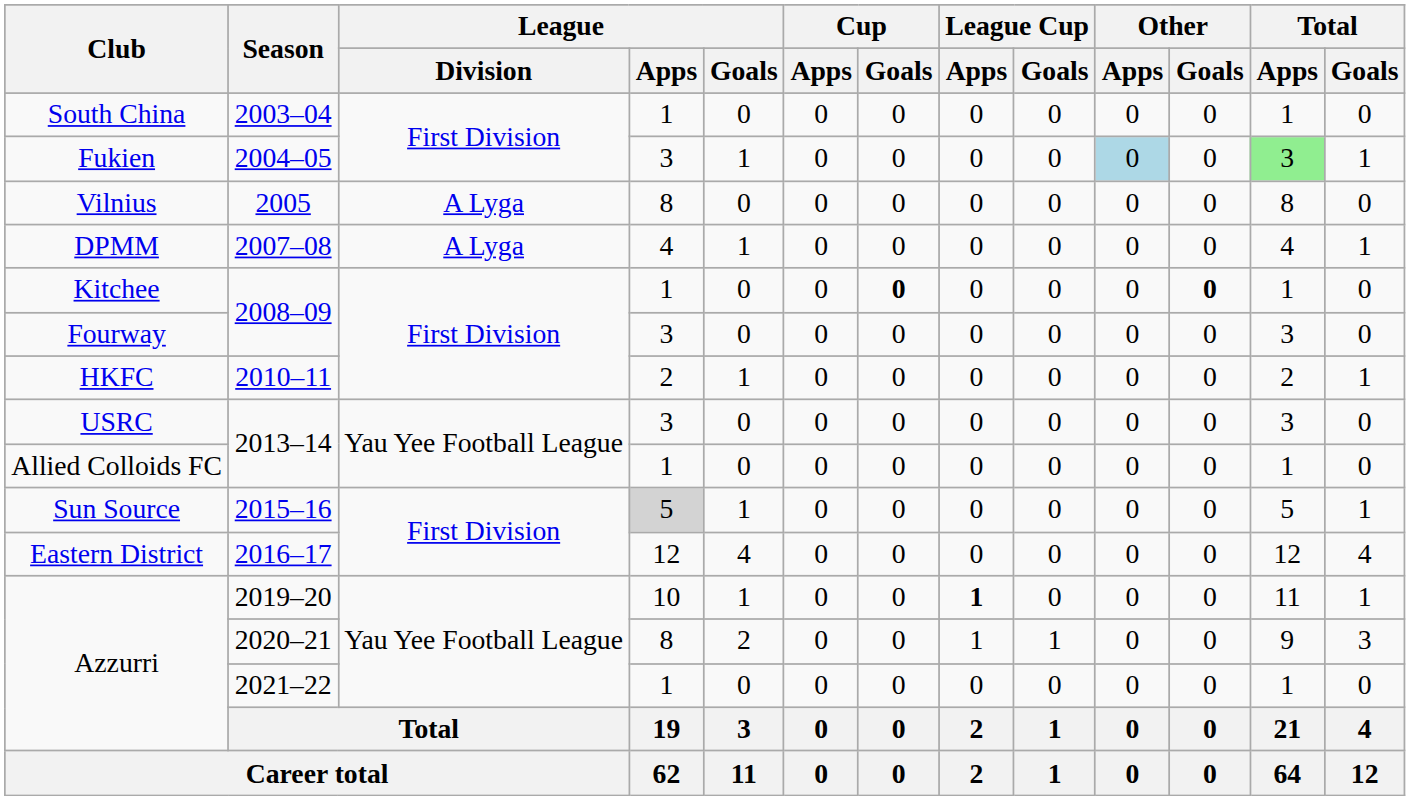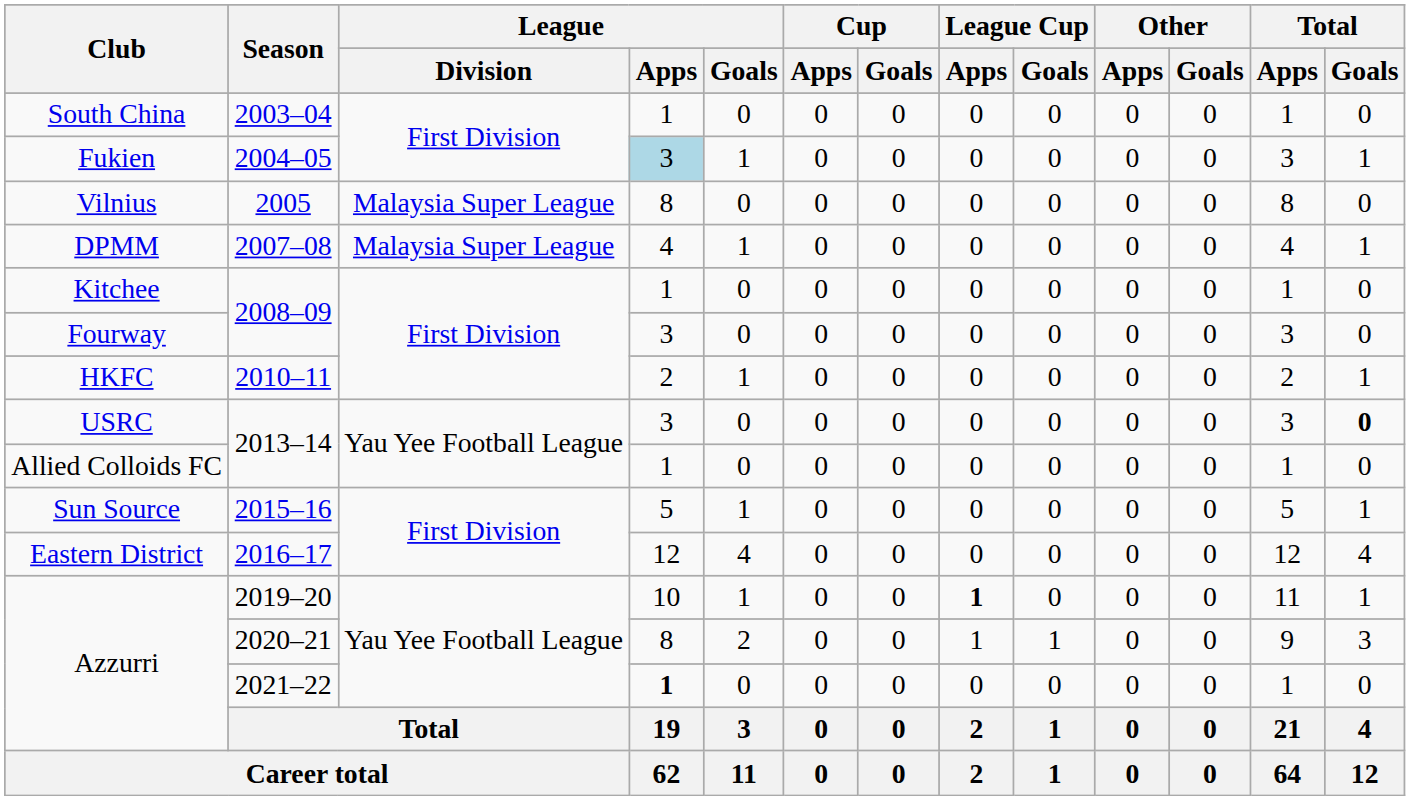(666, 158) no background -> (666, 158) lightblue background
(1133, 158) lightblue background -> (1133, 158) no background
(1287, 158) lightgreen background -> (1287, 158) no background
(484, 202) A Lyga -> (484, 202) Malaysia Super League
(484, 245) A Lyga -> (484, 245) Malaysia Super League
(899, 289) bold -> (899, 289) normal
(1210, 289) bold -> (1210, 289) normal
(1365, 421) normal -> (1365, 421) bold
(666, 509) lightgrey background -> (666, 509) no background
(666, 684) normal -> (666, 684) bold
